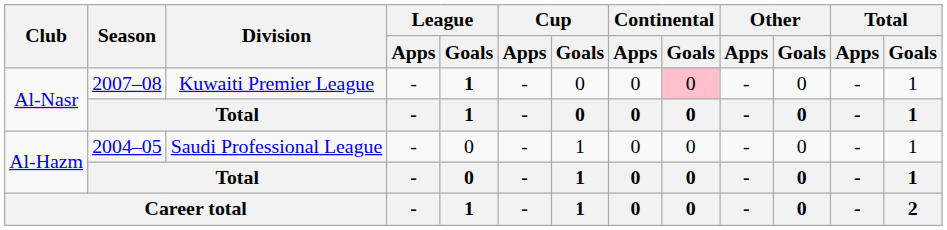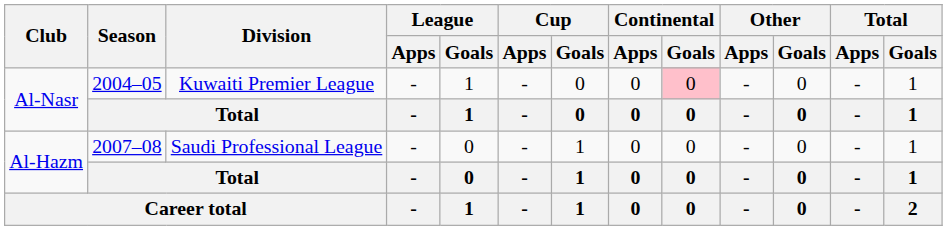(127, 83) 2007–08 -> (127, 83) 2004–05
(469, 83) bold -> (469, 83) normal
(127, 146) 2004–05 -> (127, 146) 2007–08
